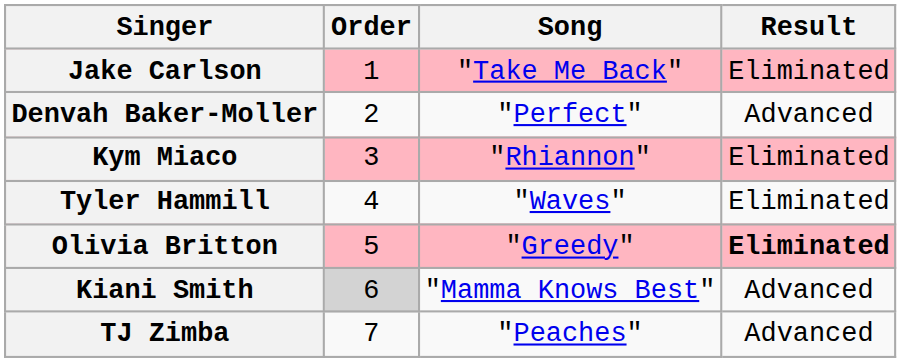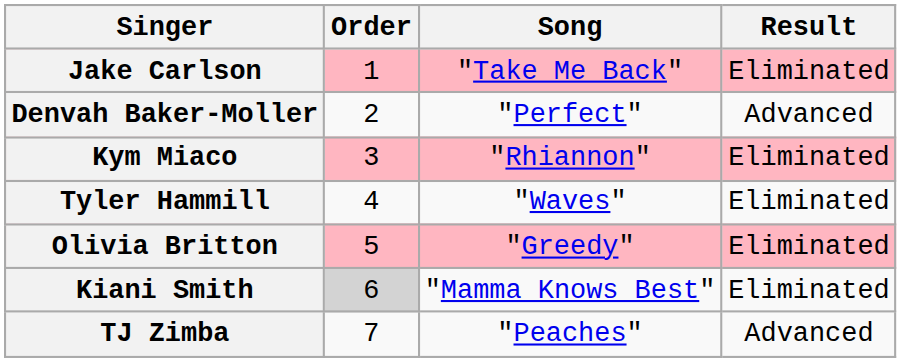(809, 246) bold -> (809, 246) normal
(809, 290) Advanced -> (809, 290) Eliminated
